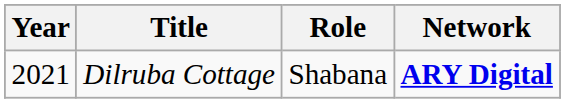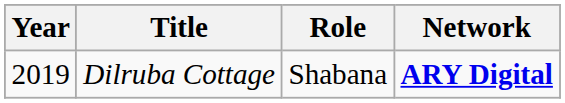(41, 73) 2021 -> (41, 73) 2019
